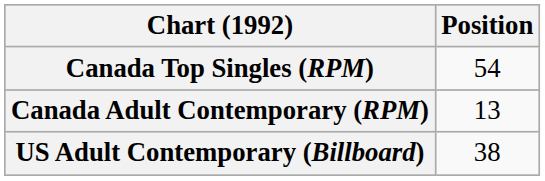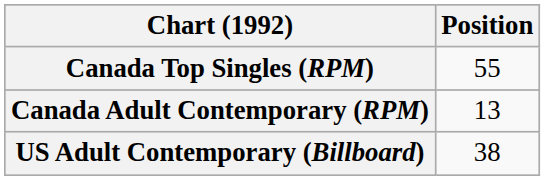(487, 68) 54 -> (487, 68) 55
